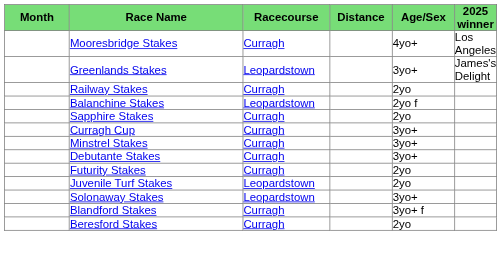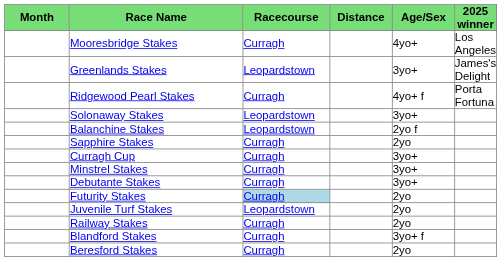+ row: (132, 96)
rows swapped: (109, 89) <-> (117, 197)
(264, 170) no background -> (264, 196) lightblue background
